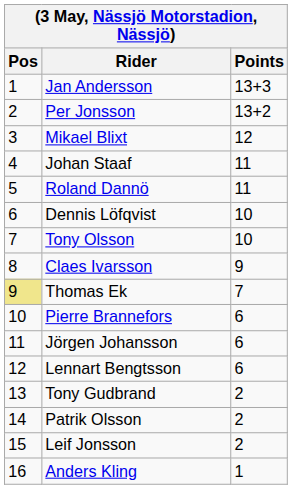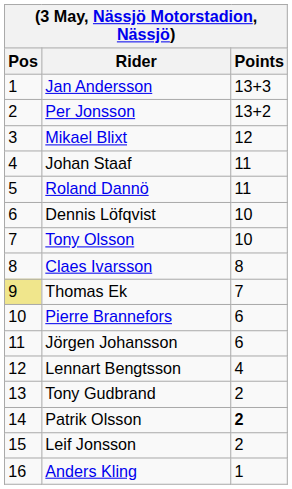(239, 266) 9 -> (239, 266) 8
(239, 368) 6 -> (239, 368) 4
(239, 419) normal -> (239, 419) bold
